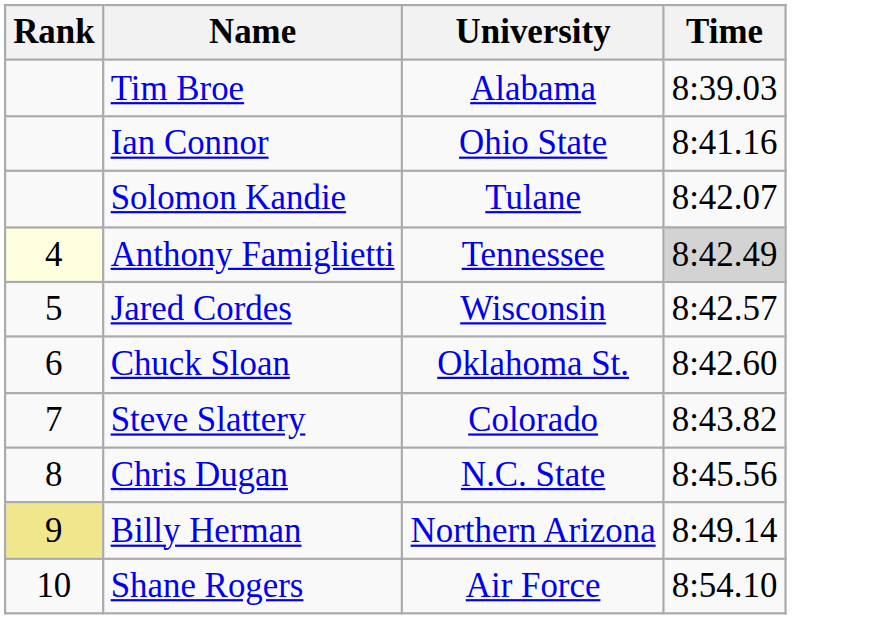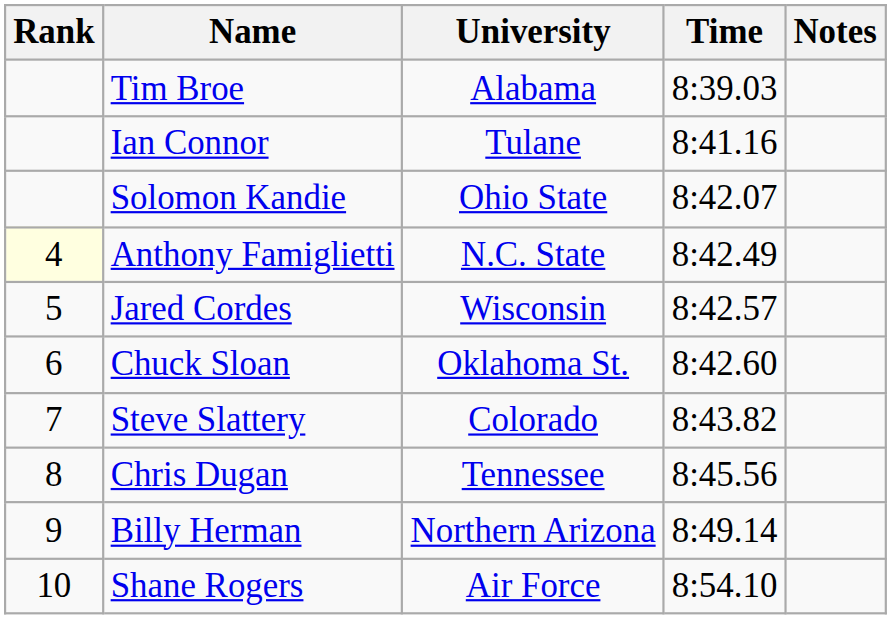+ column: (835, 32)
(533, 142) Ohio State -> (533, 142) Tulane
(533, 198) Tulane -> (533, 198) Ohio State
(533, 253) Tennessee -> (533, 253) N.C. State
(725, 253) lightgrey background -> (725, 253) no background
(533, 474) N.C. State -> (533, 474) Tennessee
(54, 530) khaki background -> (54, 530) no background
